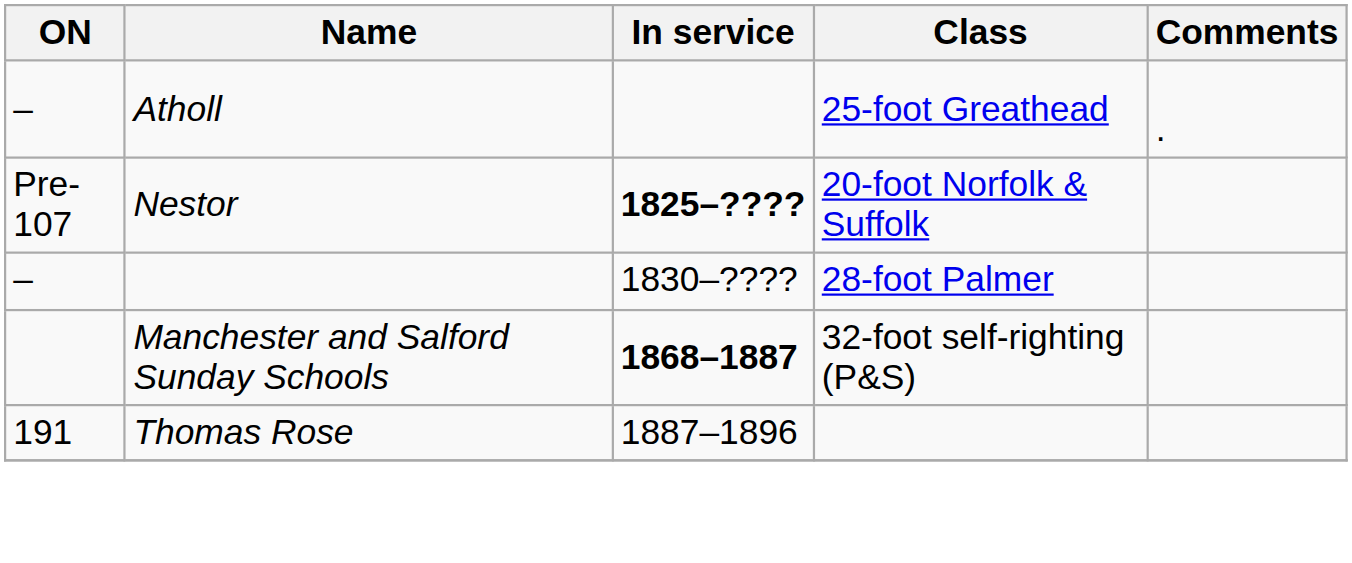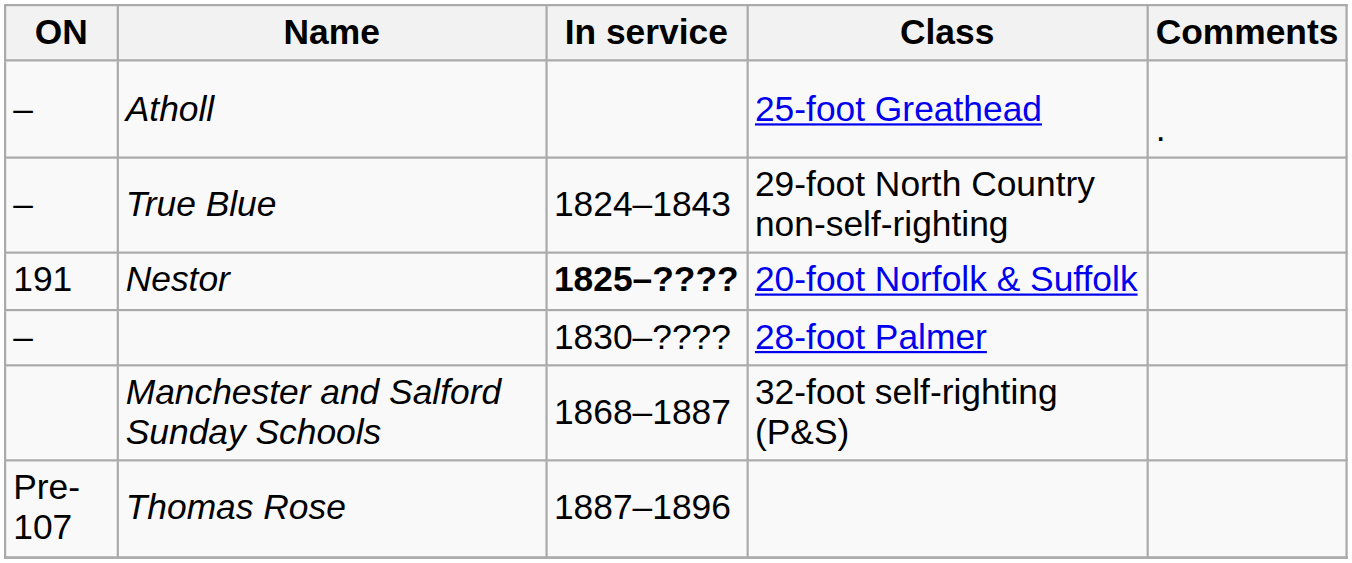+ row: (201, 204)
(47, 204) Pre-107 -> (43, 280) 191
(709, 356) bold -> (642, 412) normal
(43, 432) 191 -> (47, 508) Pre-107
